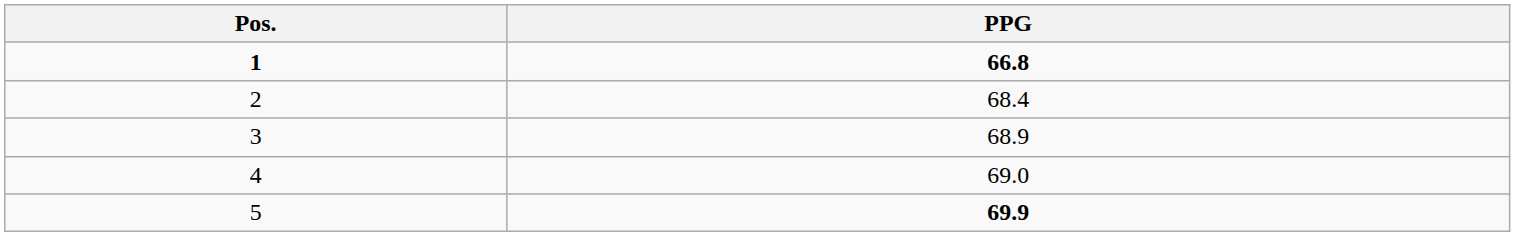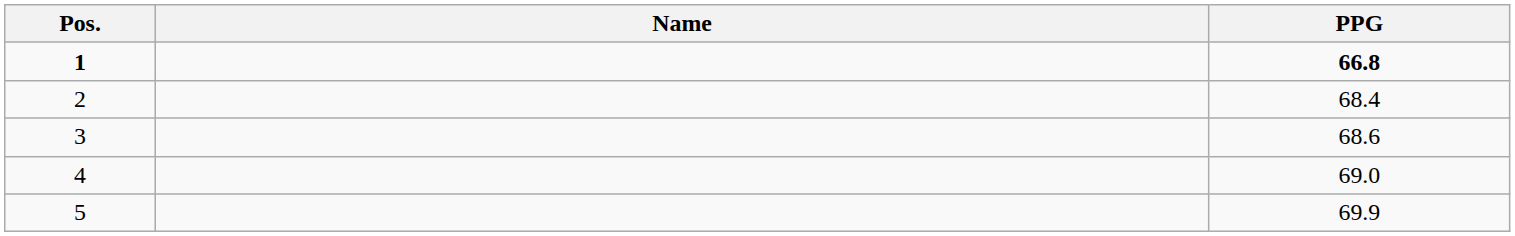+ column: (682, 23)
(1008, 136) 68.9 -> (1359, 136) 68.6
(1008, 212) bold -> (1359, 212) normal
